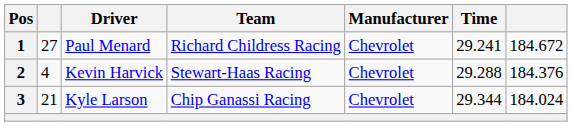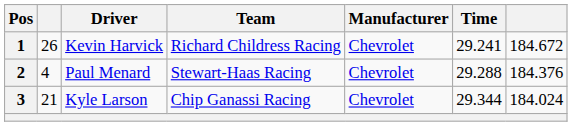(49, 45) 27 -> (49, 45) 26
(108, 45) Paul Menard -> (114, 45) Kevin Harvick
(114, 72) Kevin Harvick -> (108, 72) Paul Menard
